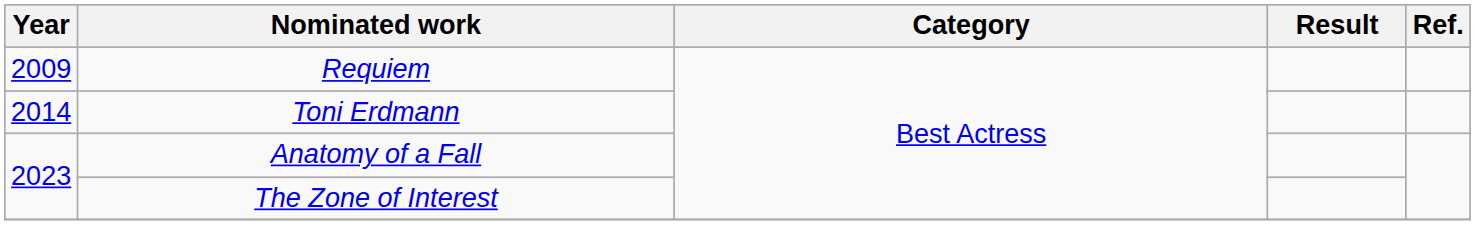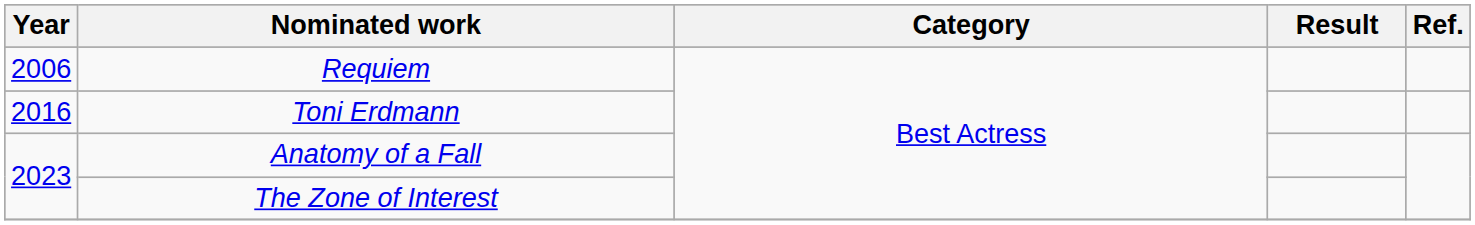(41, 68) 2009 -> (41, 68) 2006
(41, 111) 2014 -> (41, 111) 2016
